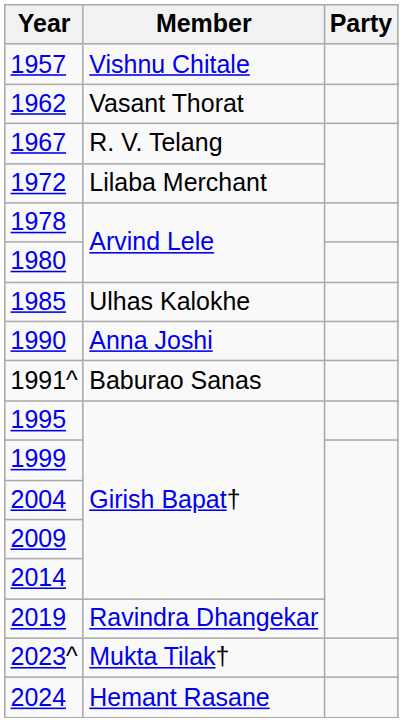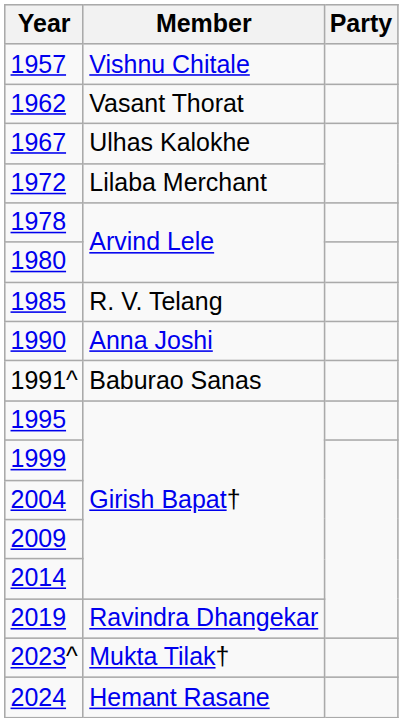(156, 143) R. V. Telang -> (170, 143) Ulhas Kalokhe
(170, 301) Ulhas Kalokhe -> (156, 301) R. V. Telang
